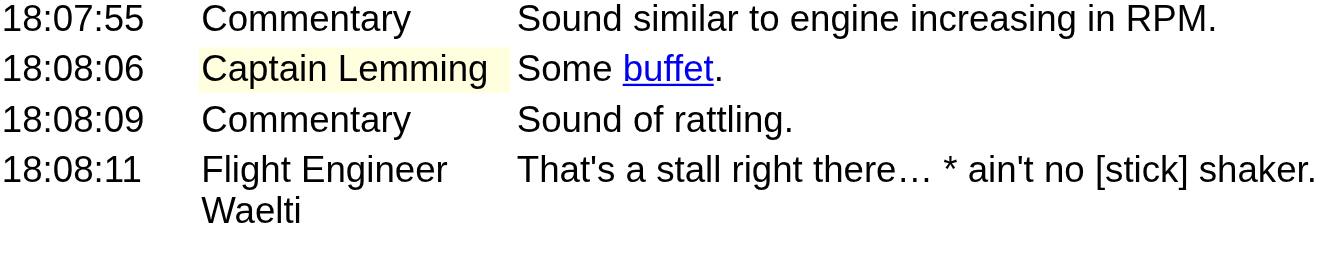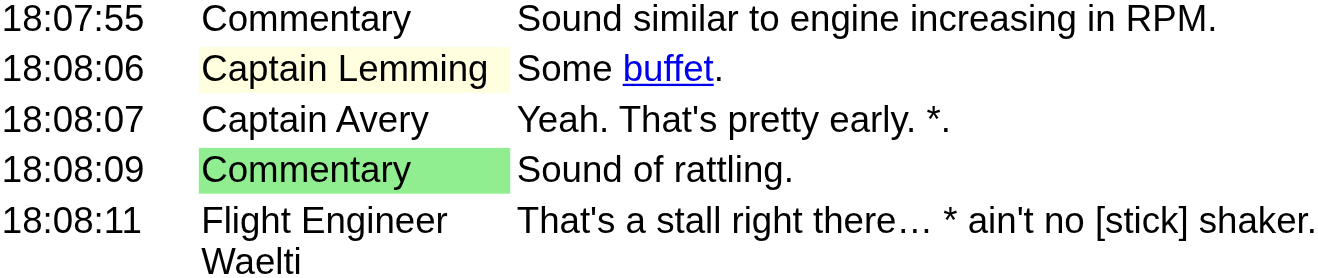+ row: (734, 119)
(306, 119) no background -> (306, 170) lightgreen background
